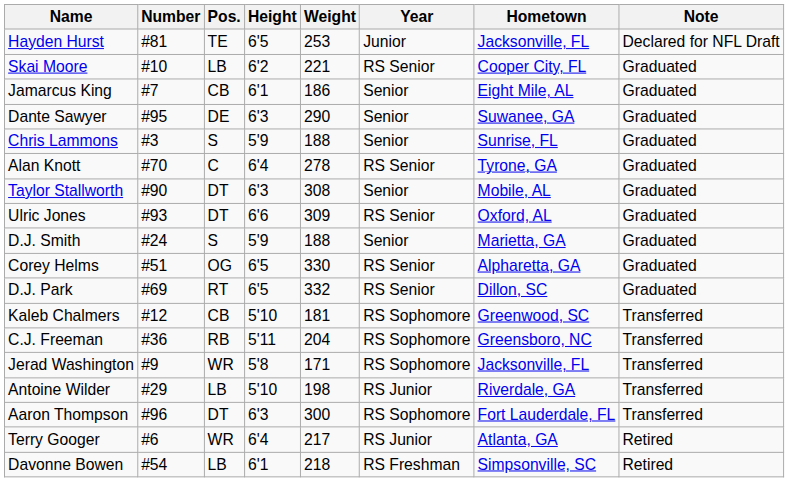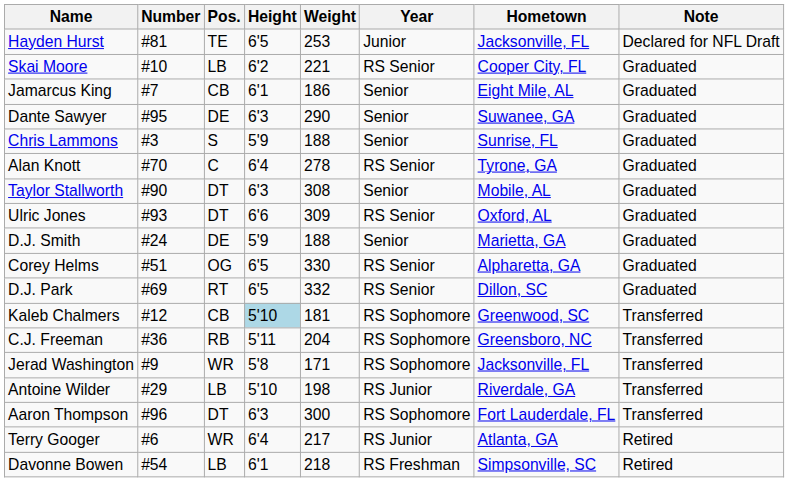(213, 240) S -> (219, 240) DE
(263, 315) no background -> (263, 315) lightblue background
